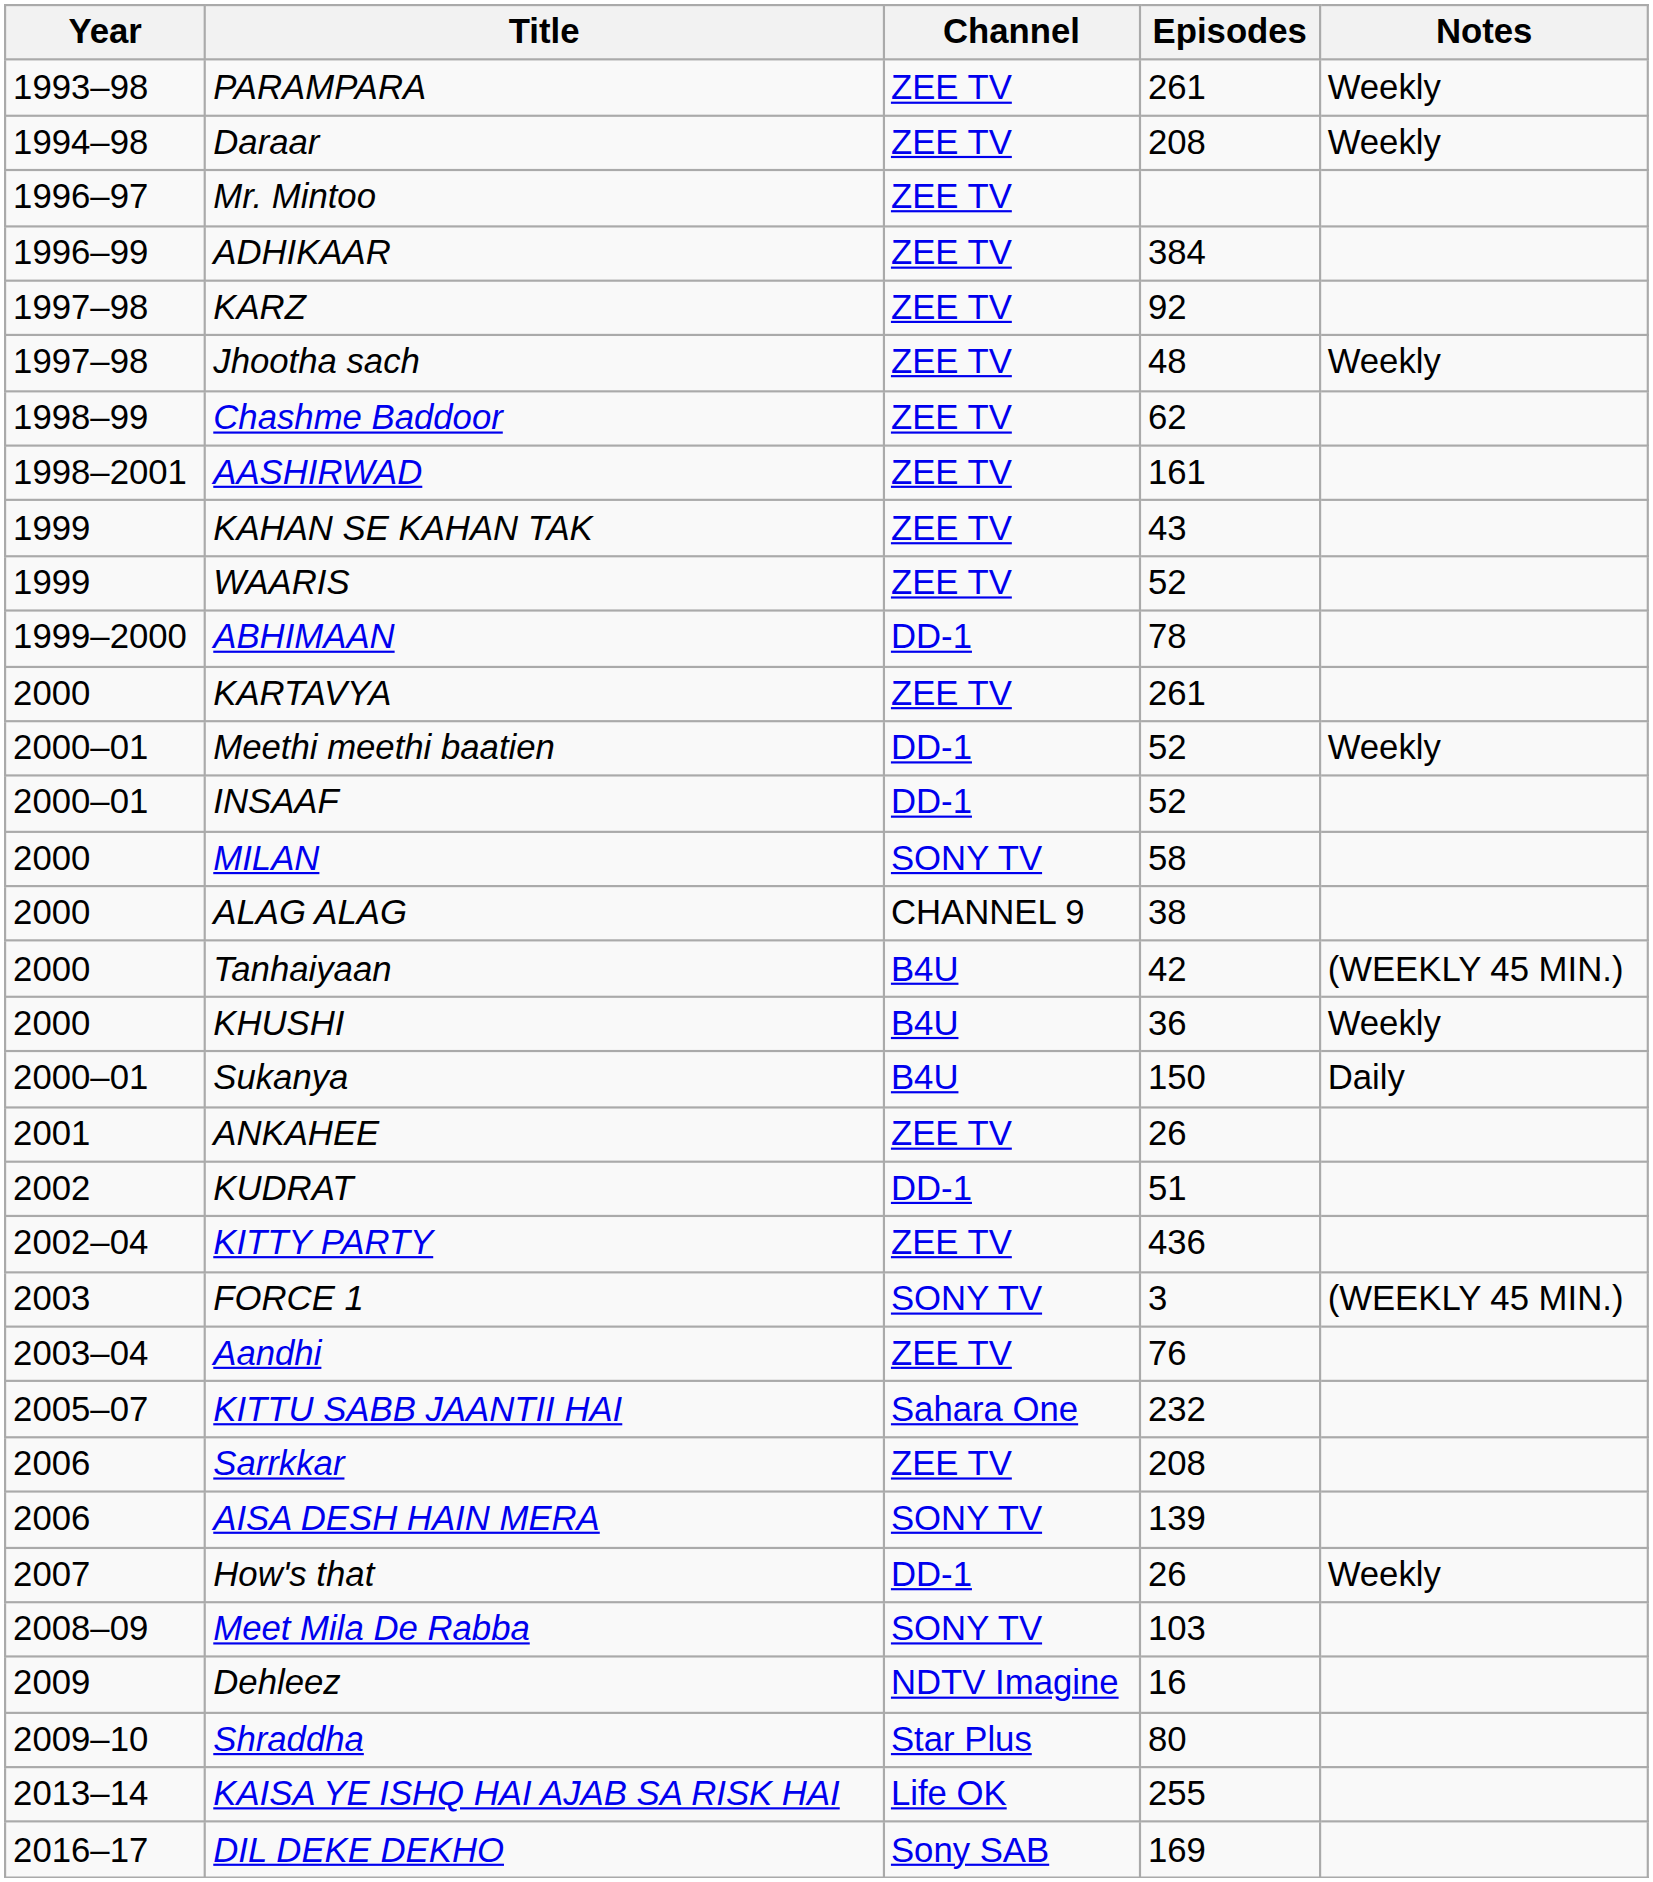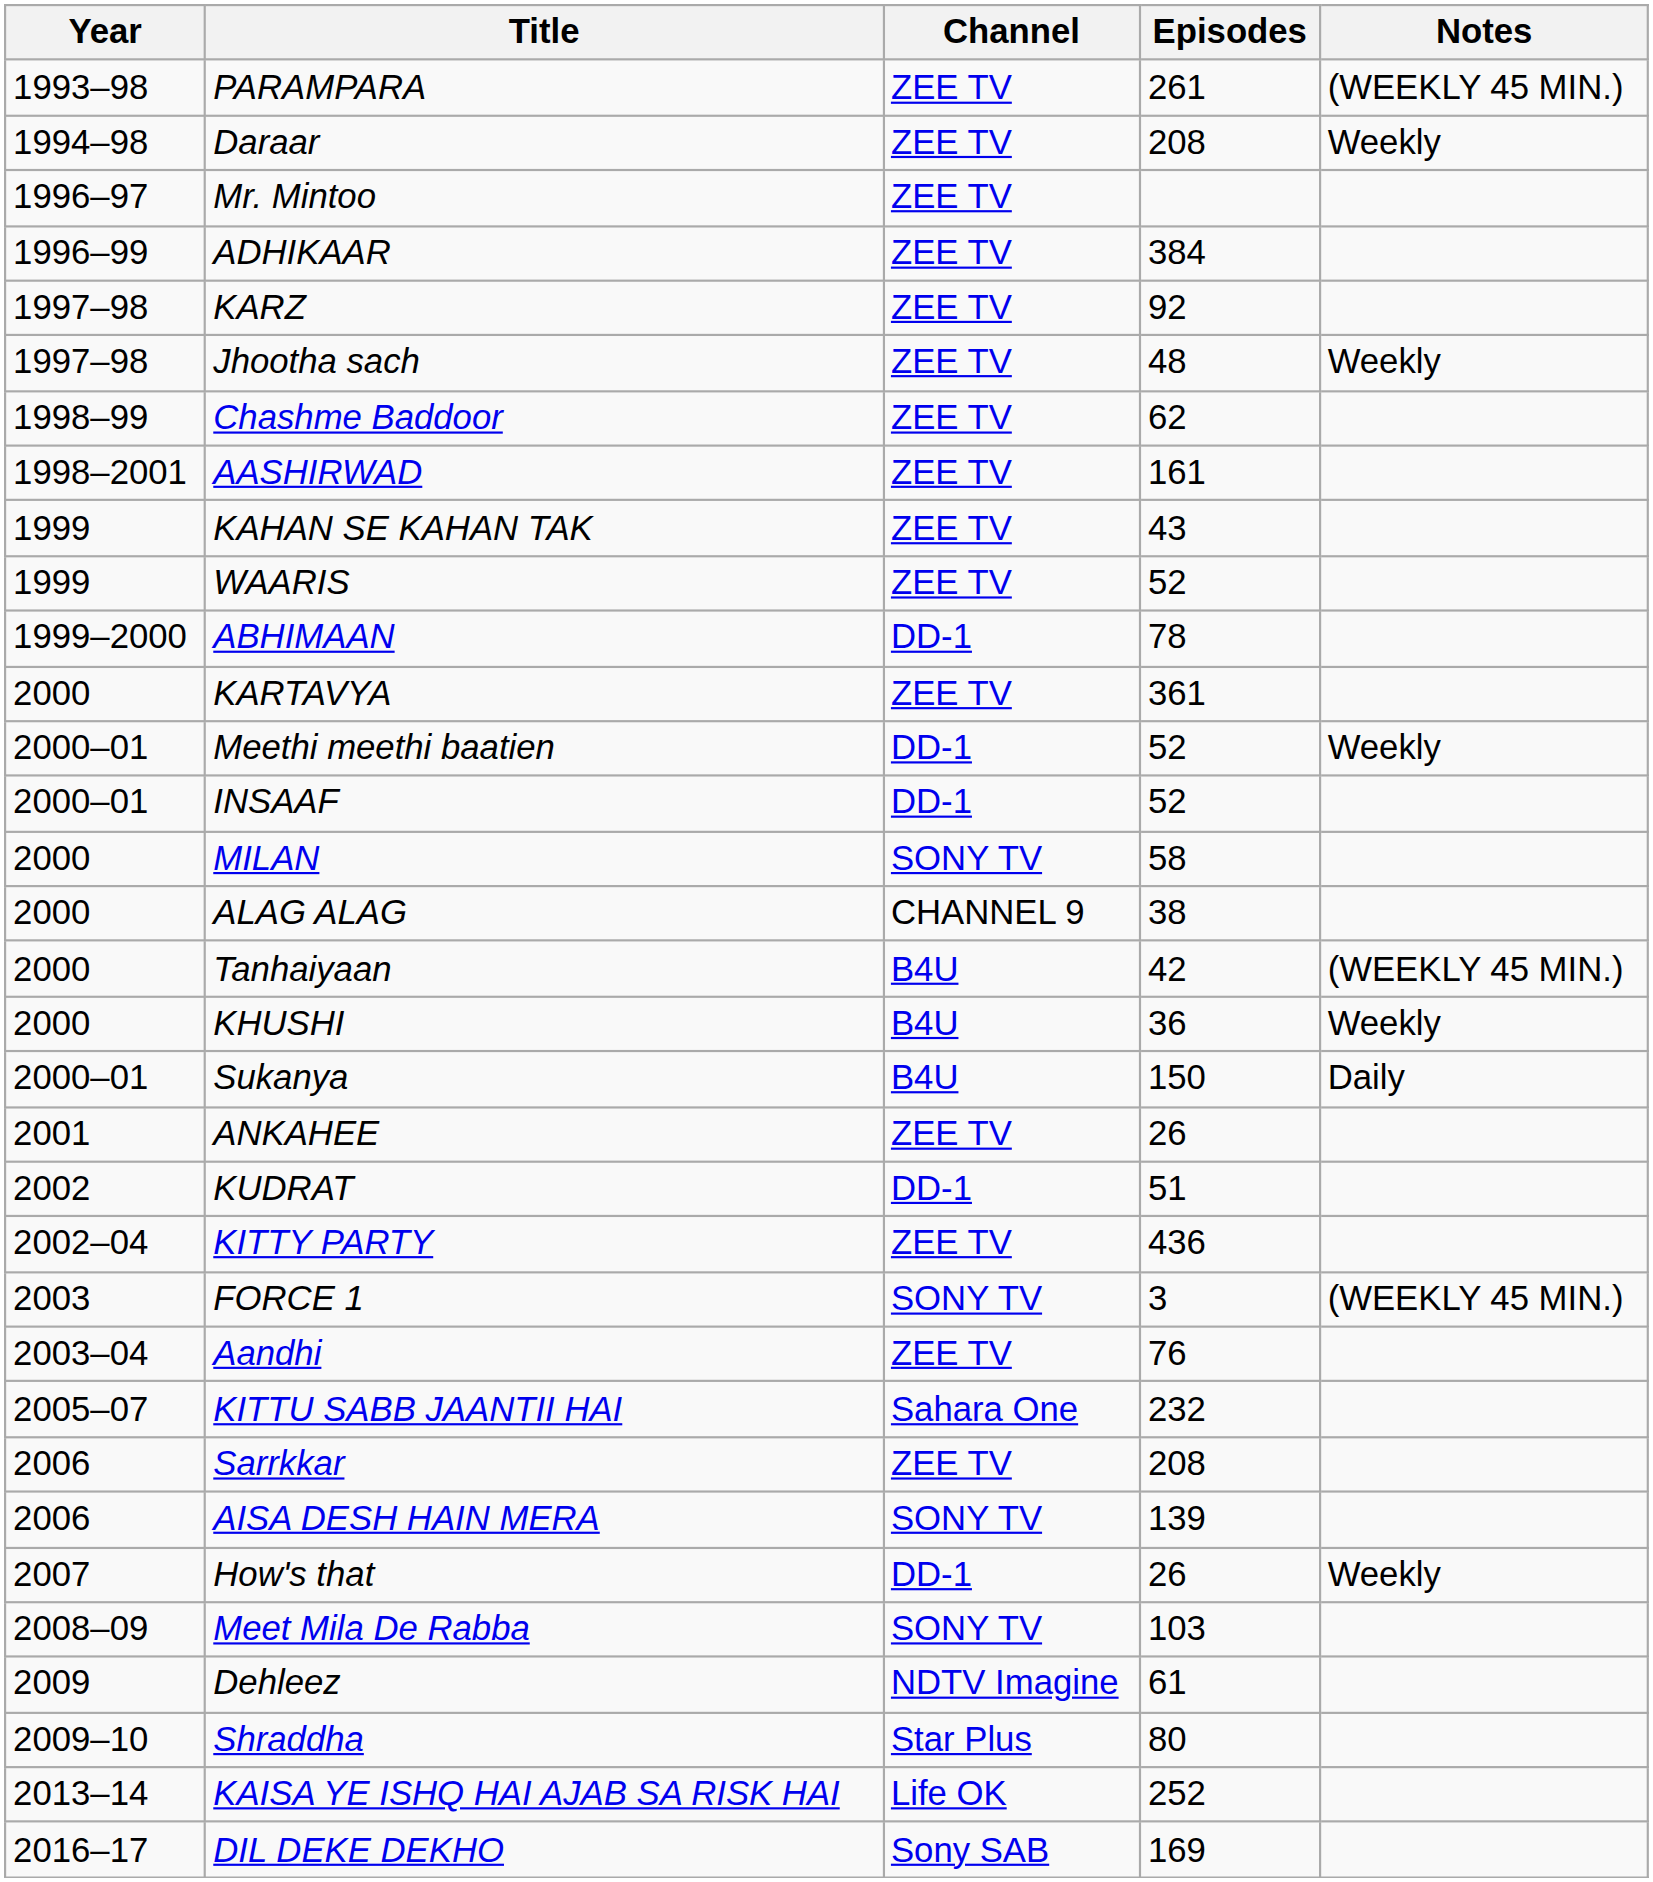(1384, 87) Weekly -> (1476, 87) (WEEKLY 45 MIN.)
(1177, 692) 261 -> (1177, 692) 361
(1167, 1683) 16 -> (1167, 1683) 61
(1177, 1794) 255 -> (1177, 1794) 252
